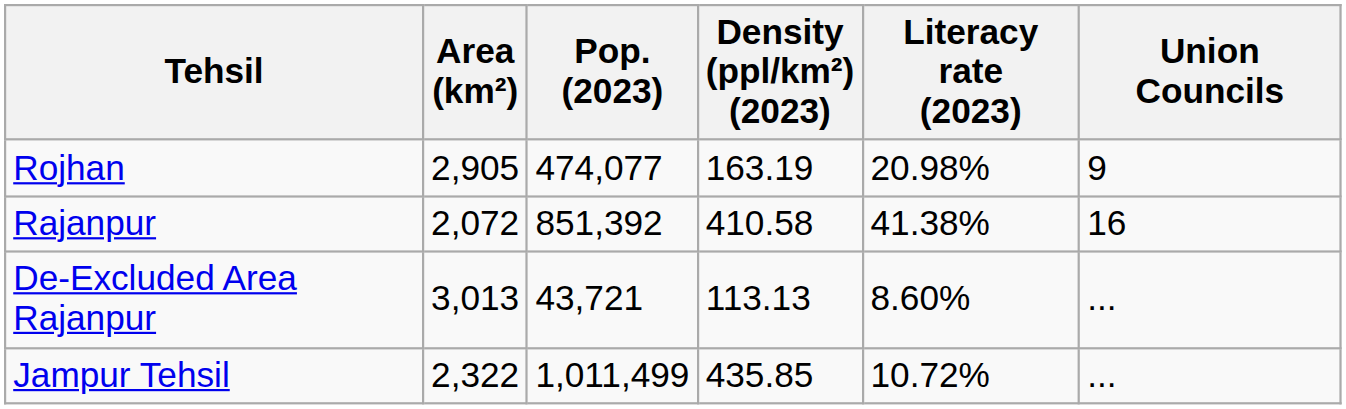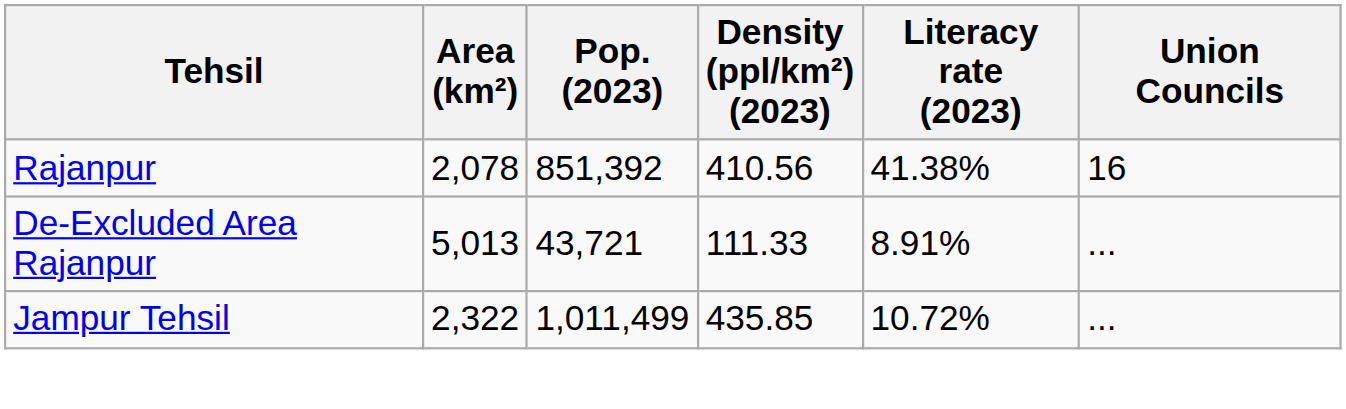- row: (69, 167)
(475, 223) 2,072 -> (475, 167) 2,078
(759, 223) 410.58 -> (759, 167) 410.56
(475, 298) 3,013 -> (475, 243) 5,013
(758, 298) 113.13 -> (757, 243) 111.33
(920, 298) 8.60% -> (920, 243) 8.91%
